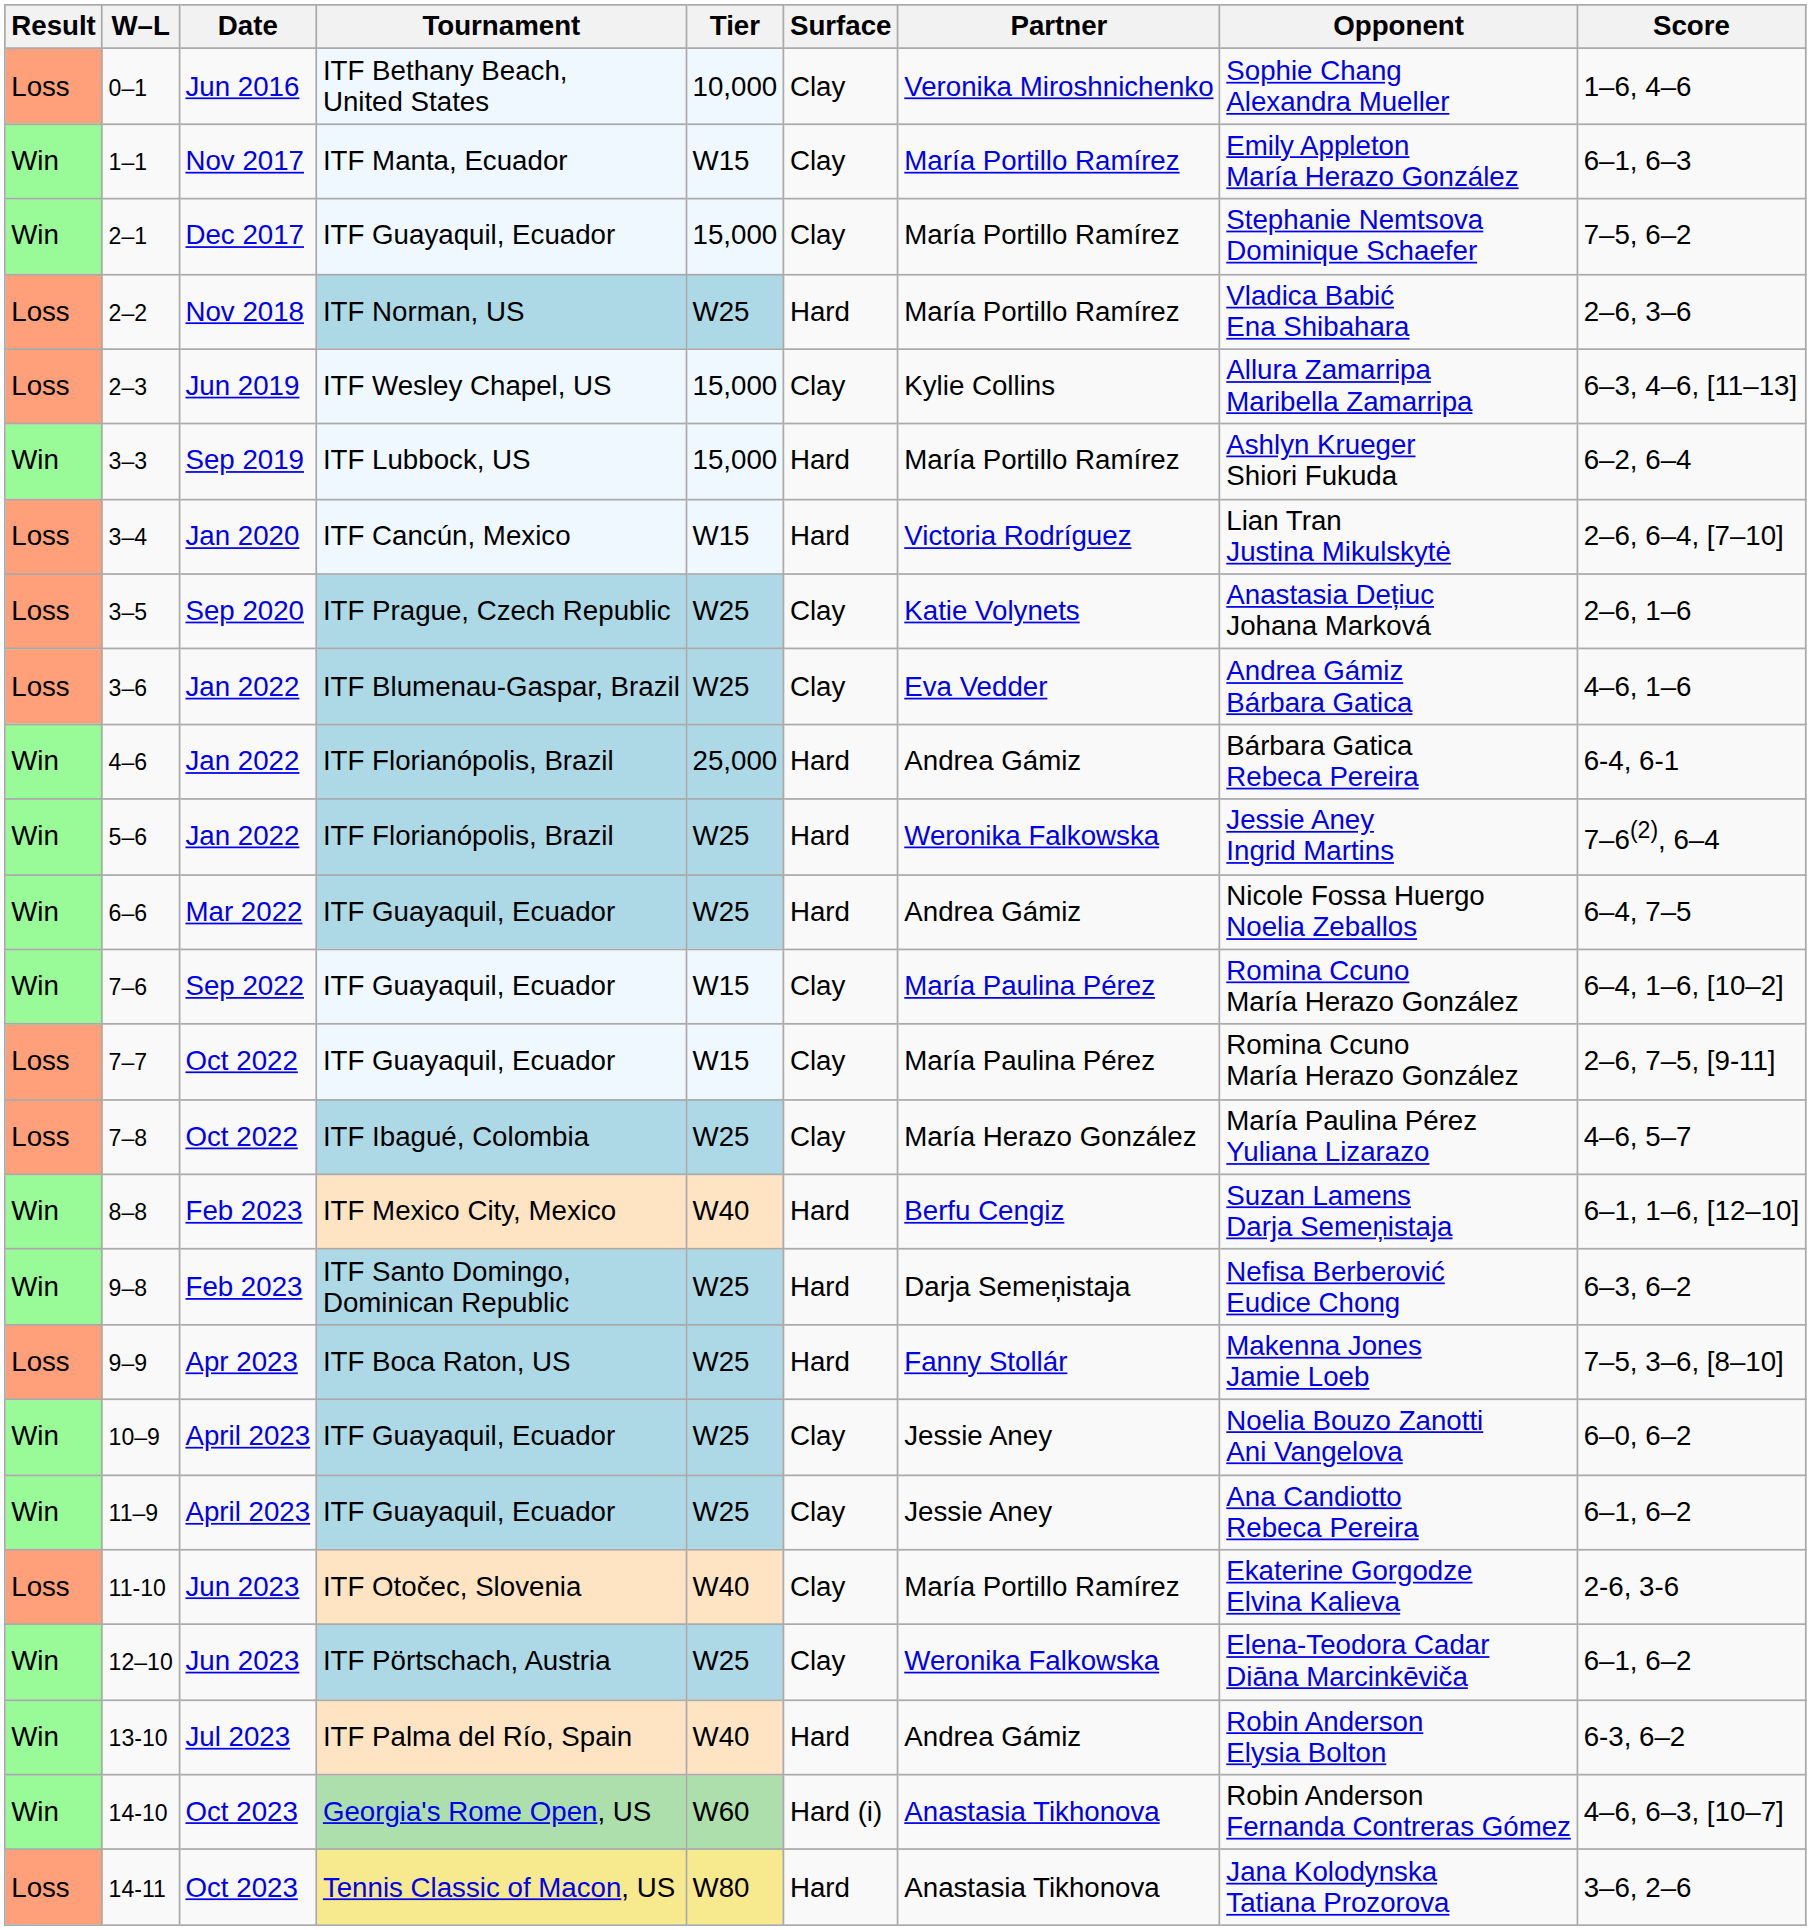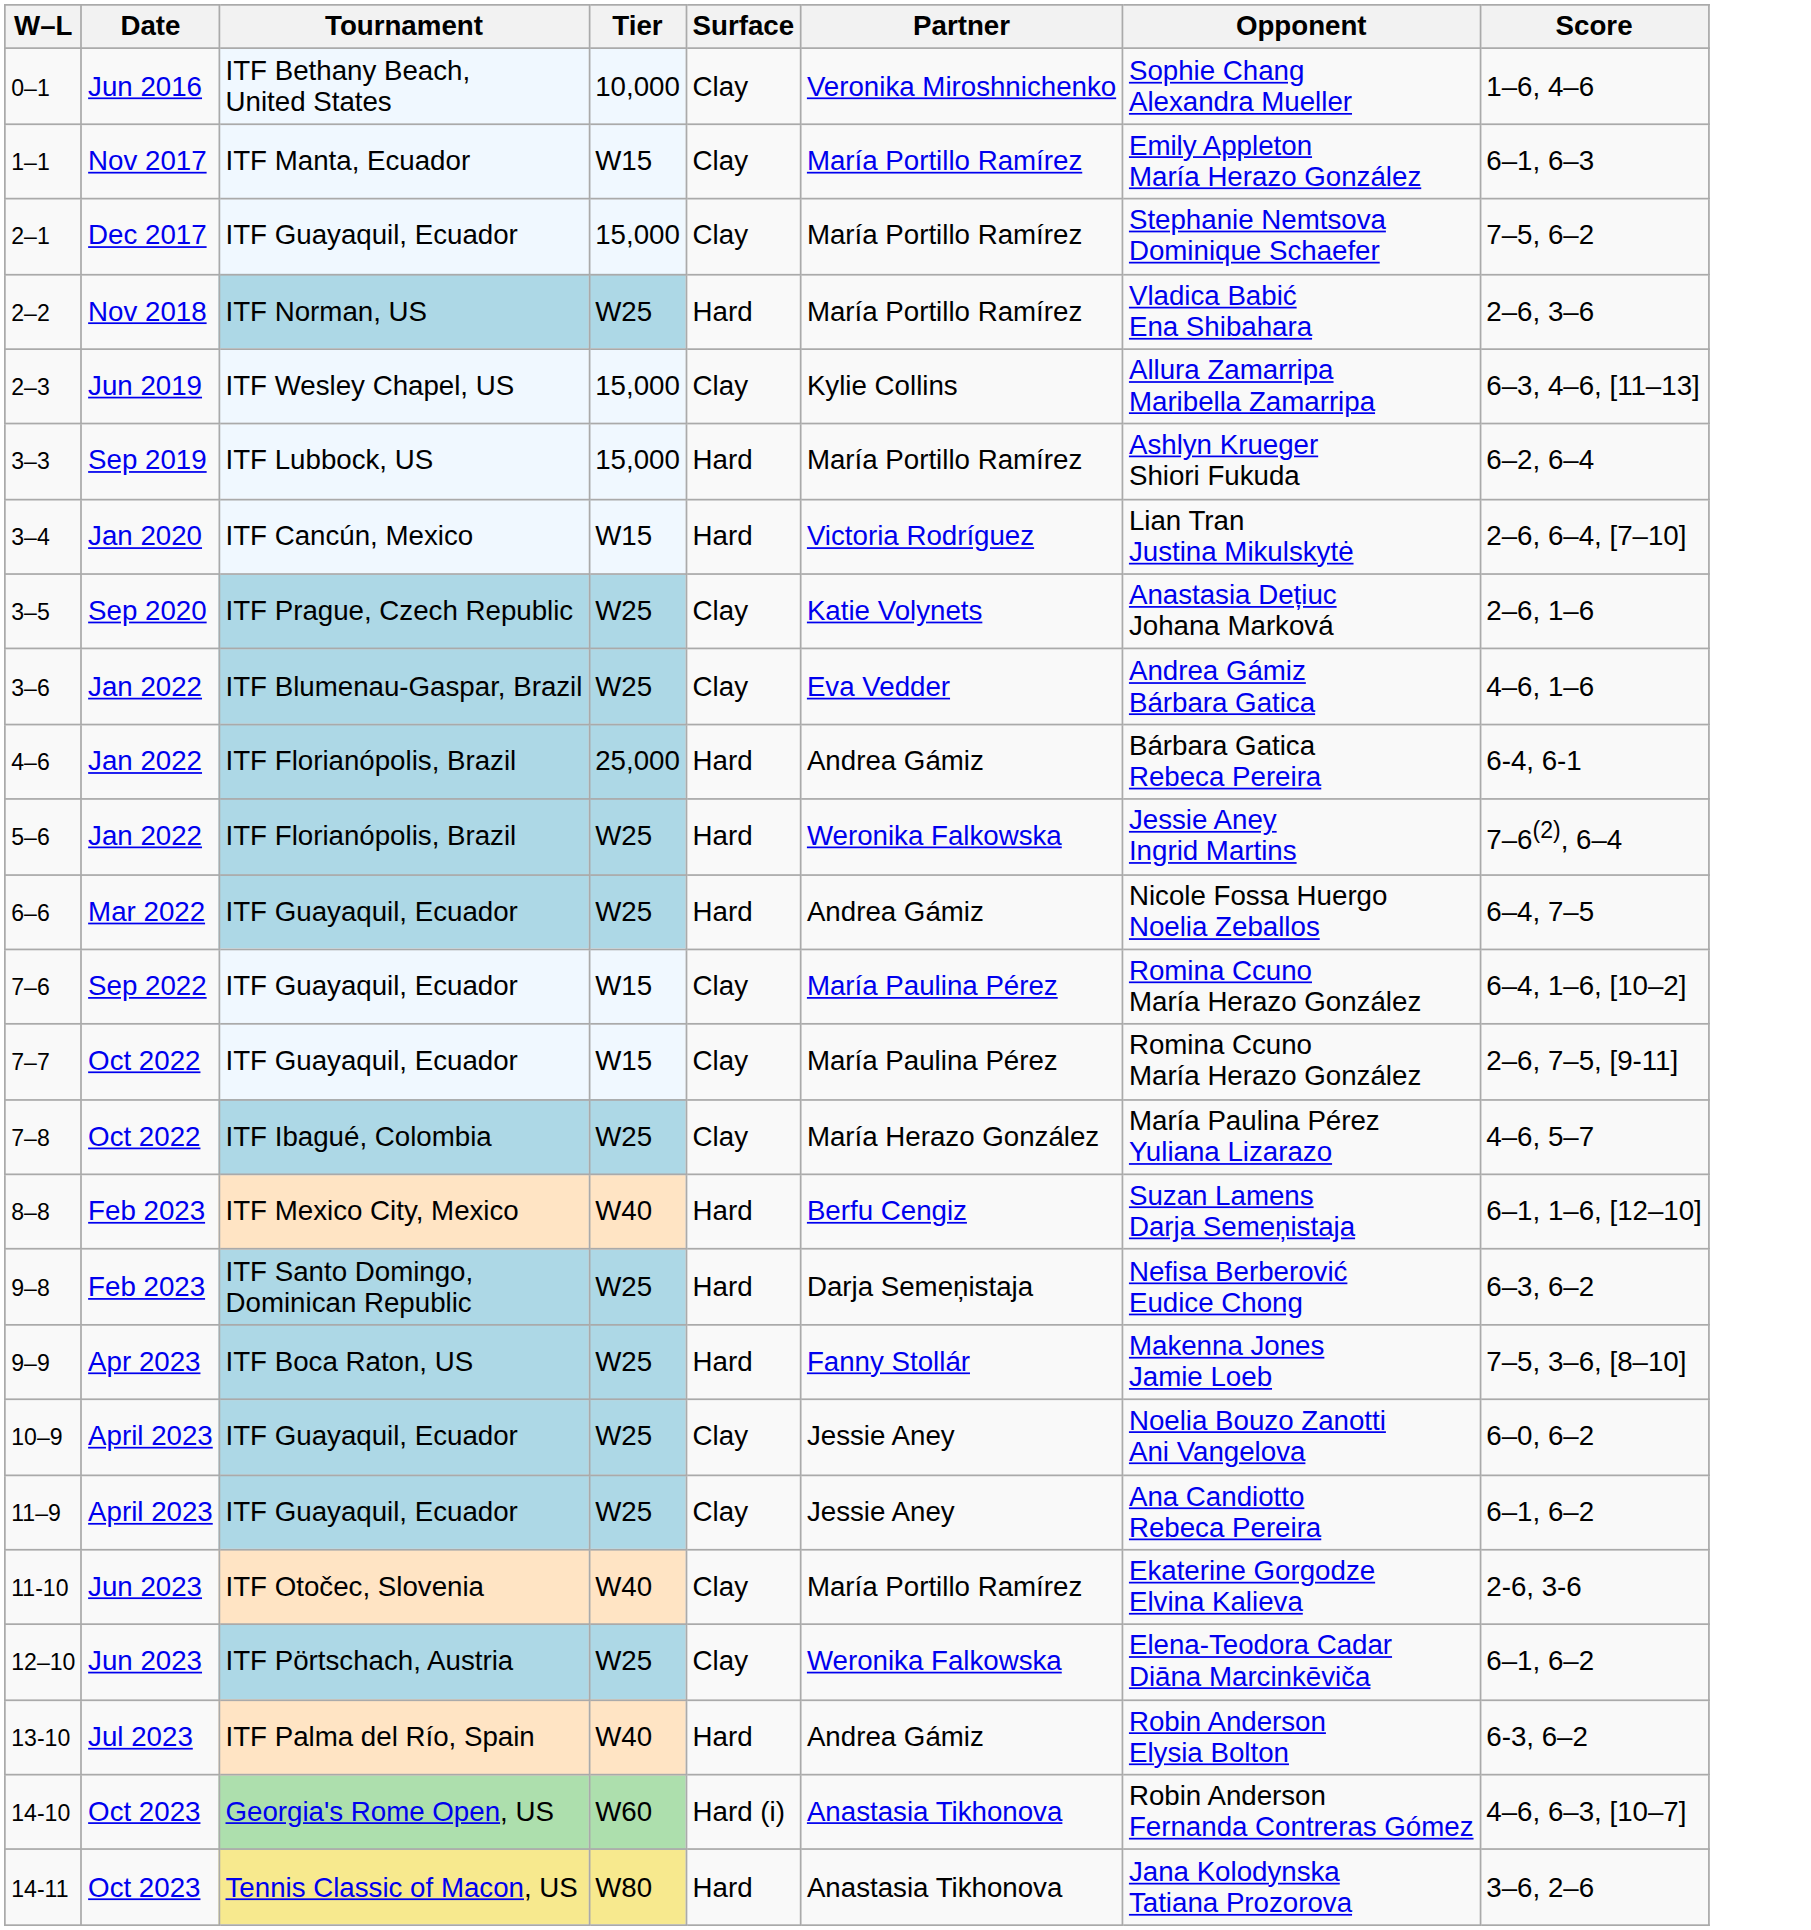- column: (54, 26)
